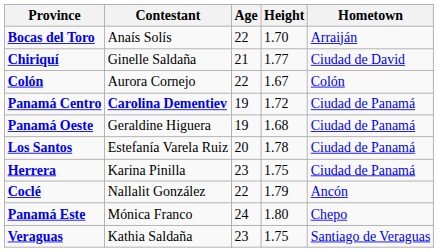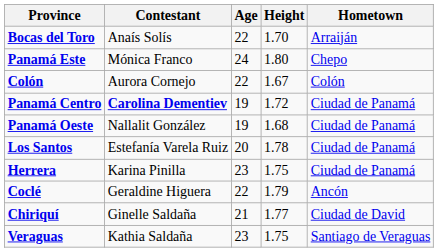rows swapped: (33, 59) <-> (47, 214)
(159, 125) Geraldine Higuera -> (157, 125) Nallalit González
(157, 192) Nallalit González -> (159, 192) Geraldine Higuera
